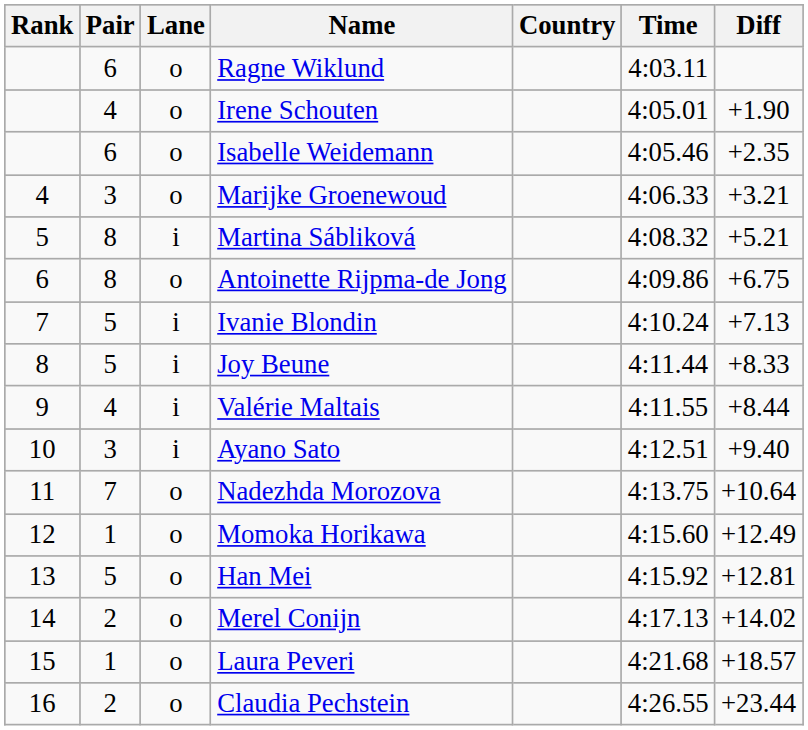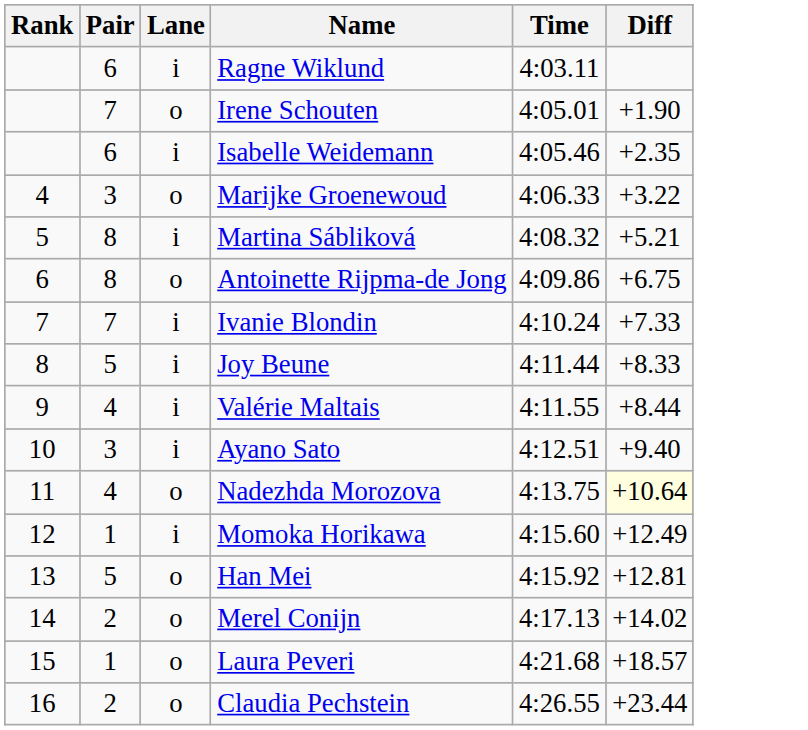- column: (567, 25)
(176, 68) o -> (176, 68) i
(110, 110) 4 -> (110, 110) 7
(176, 152) o -> (176, 152) i
(759, 195) +3.21 -> (650, 195) +3.22
(110, 322) 5 -> (110, 322) 7
(759, 322) +7.13 -> (650, 322) +7.33
(110, 491) 7 -> (110, 491) 4
(759, 491) no background -> (650, 491) lightyellow background
(176, 534) o -> (176, 534) i
